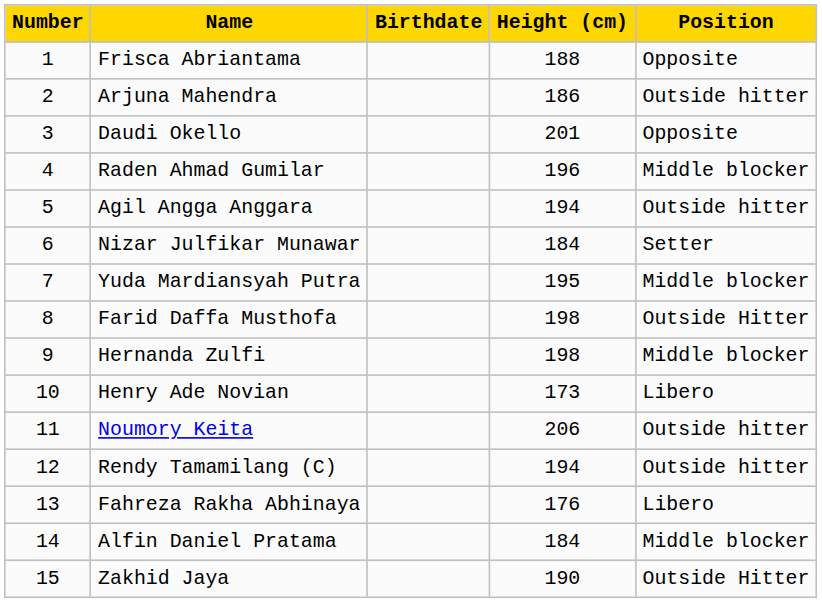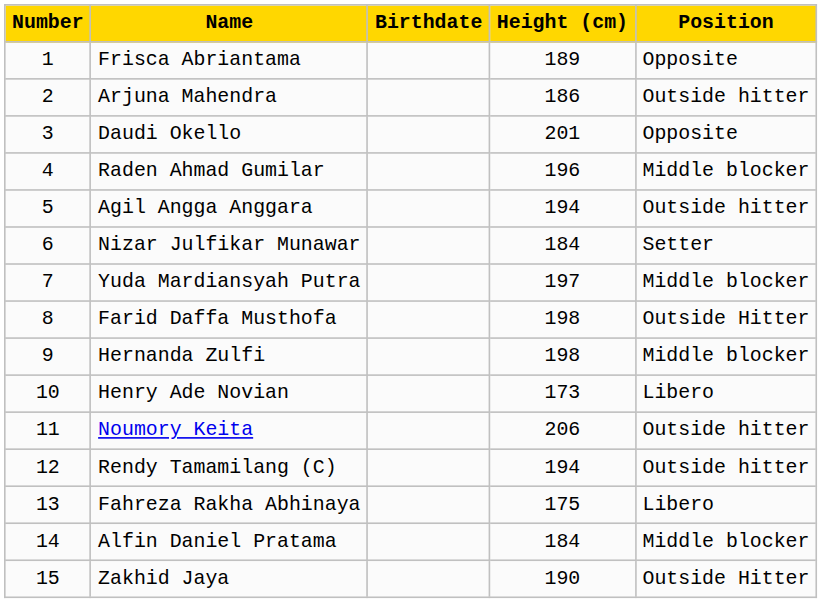(562, 60) 188 -> (562, 60) 189
(562, 283) 195 -> (562, 283) 197
(562, 505) 176 -> (562, 505) 175
